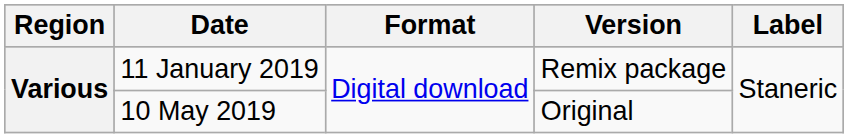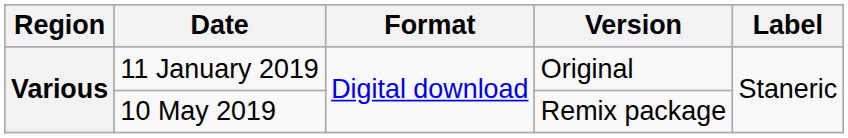(633, 68) Remix package -> (587, 68) Original
(587, 111) Original -> (633, 111) Remix package
